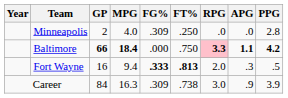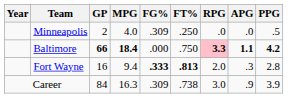(273, 31) 2.8 -> (276, 31) .5
(276, 66) .5 -> (273, 66) 2.8
